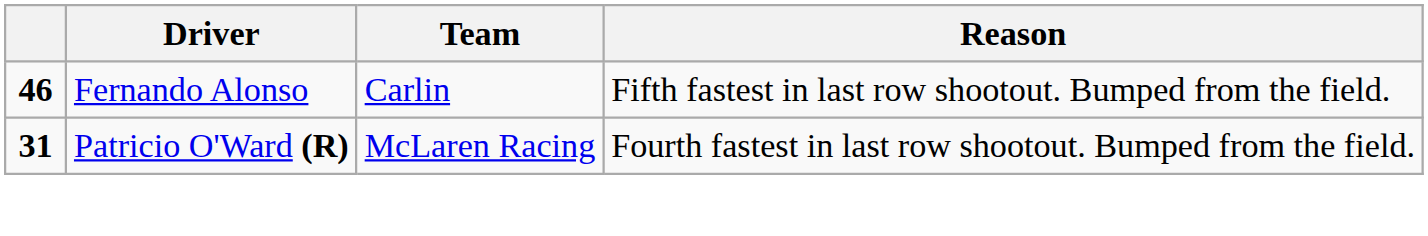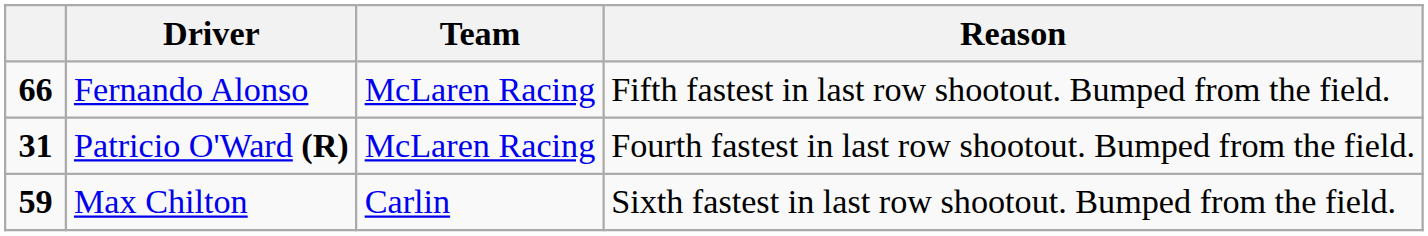(36, 89) 46 -> (36, 89) 66
(407, 89) Carlin -> (480, 89) McLaren Racing
+ row: (161, 202)
